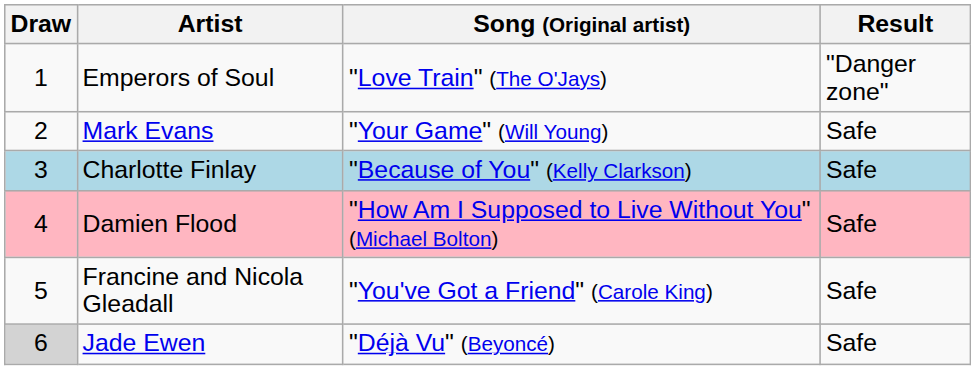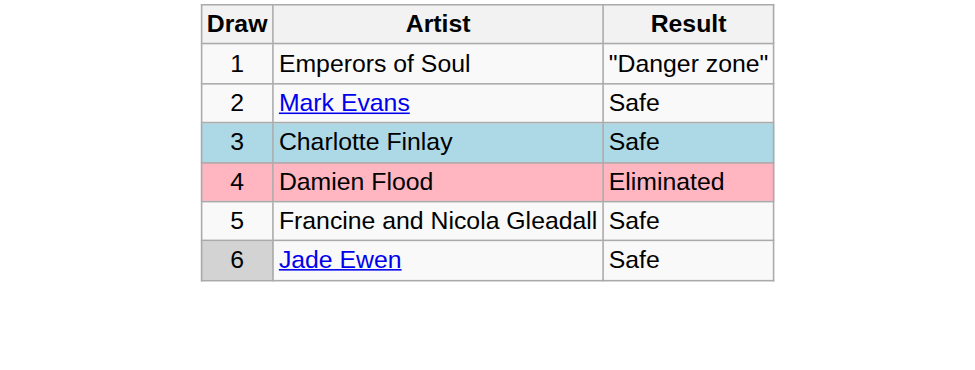- column: (582, 24)
(851, 223) Safe -> (667, 181) Eliminated
